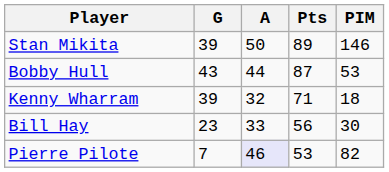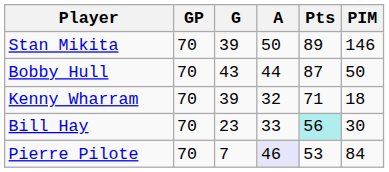+ column: (194, 18)
(350, 72) 53 -> (355, 72) 50
(303, 127) no background -> (313, 127) paleturquoise background
(350, 154) 82 -> (355, 154) 84
